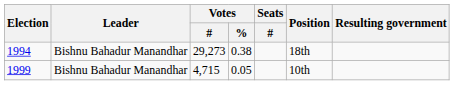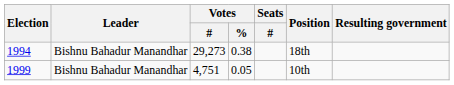(206, 70) 4,715 -> (206, 70) 4,751
